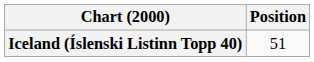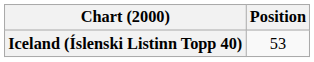(278, 43) 51 -> (278, 43) 53
